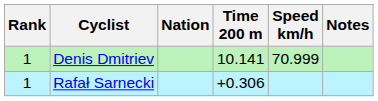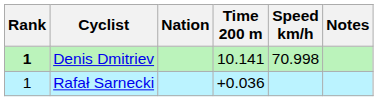(27, 58) normal -> (27, 58) bold
(295, 58) 70.999 -> (295, 58) 70.998
(241, 83) +0.306 -> (241, 83) +0.036
